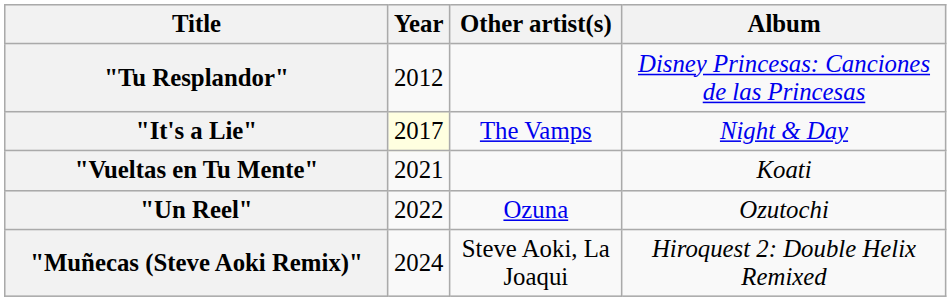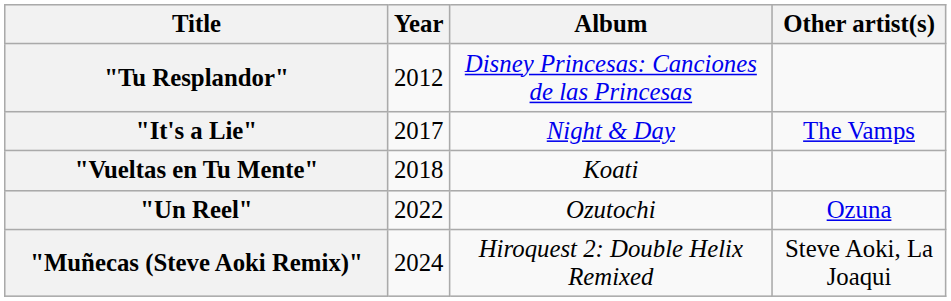columns swapped: (536, 24) <-> (784, 24)
(419, 130) lightyellow background -> (419, 130) no background
(419, 170) 2021 -> (419, 170) 2018
